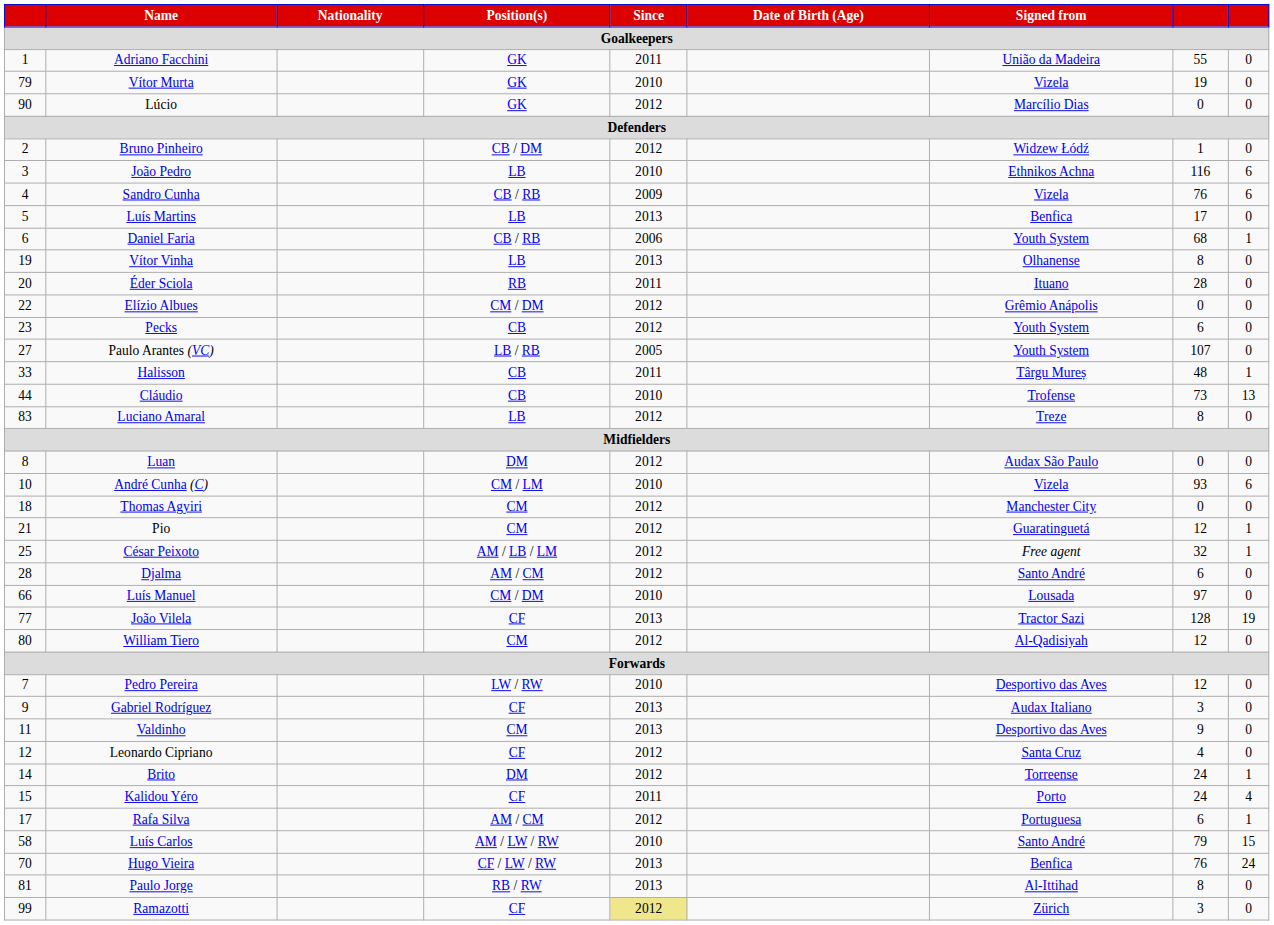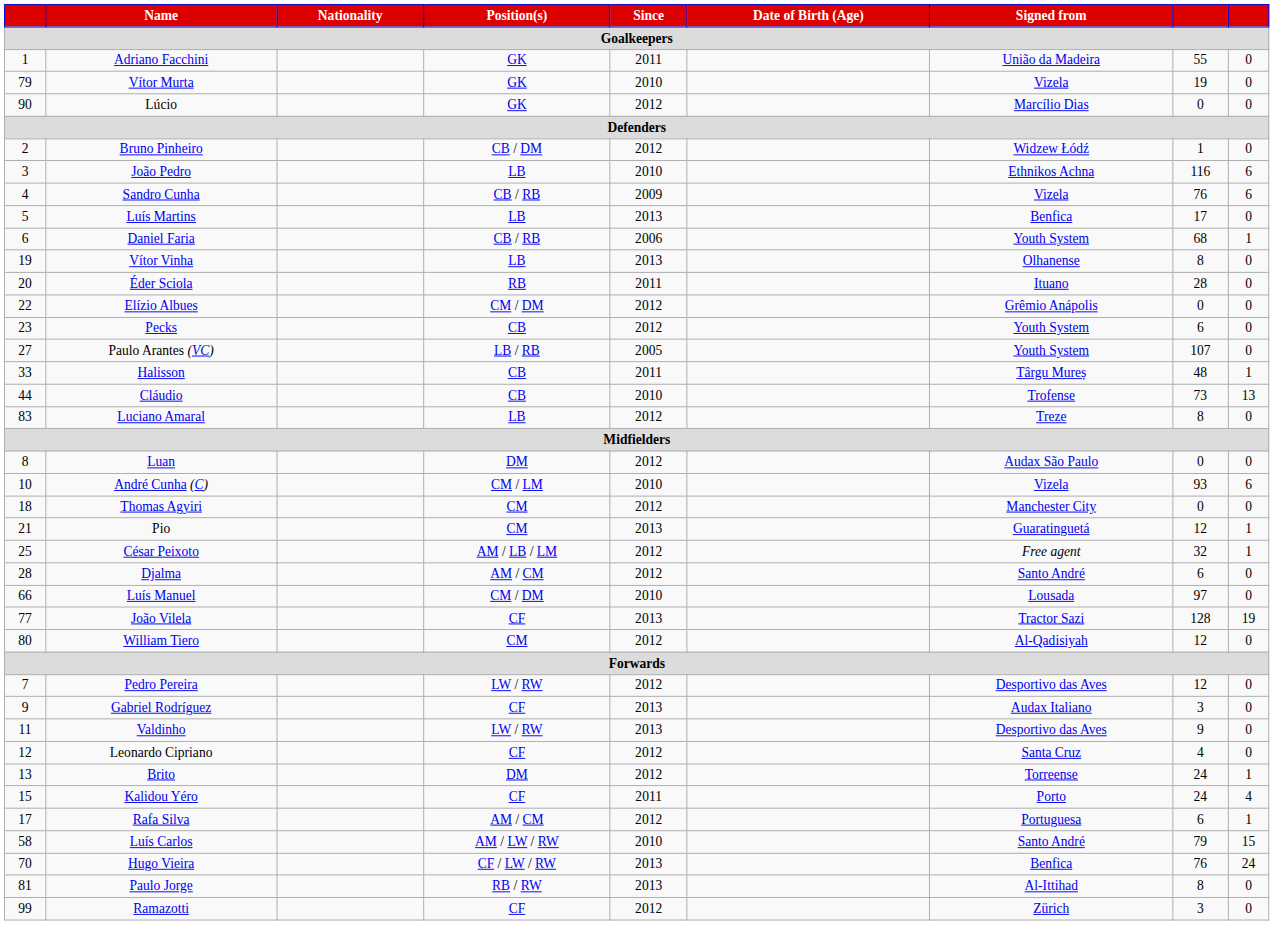(649, 529) 2012 -> (649, 529) 2013
(649, 685) 2010 -> (649, 685) 2012
(517, 730) CM -> (517, 730) LW / RW
(25, 775) 14 -> (25, 775) 13
(649, 909) khaki background -> (649, 909) no background
